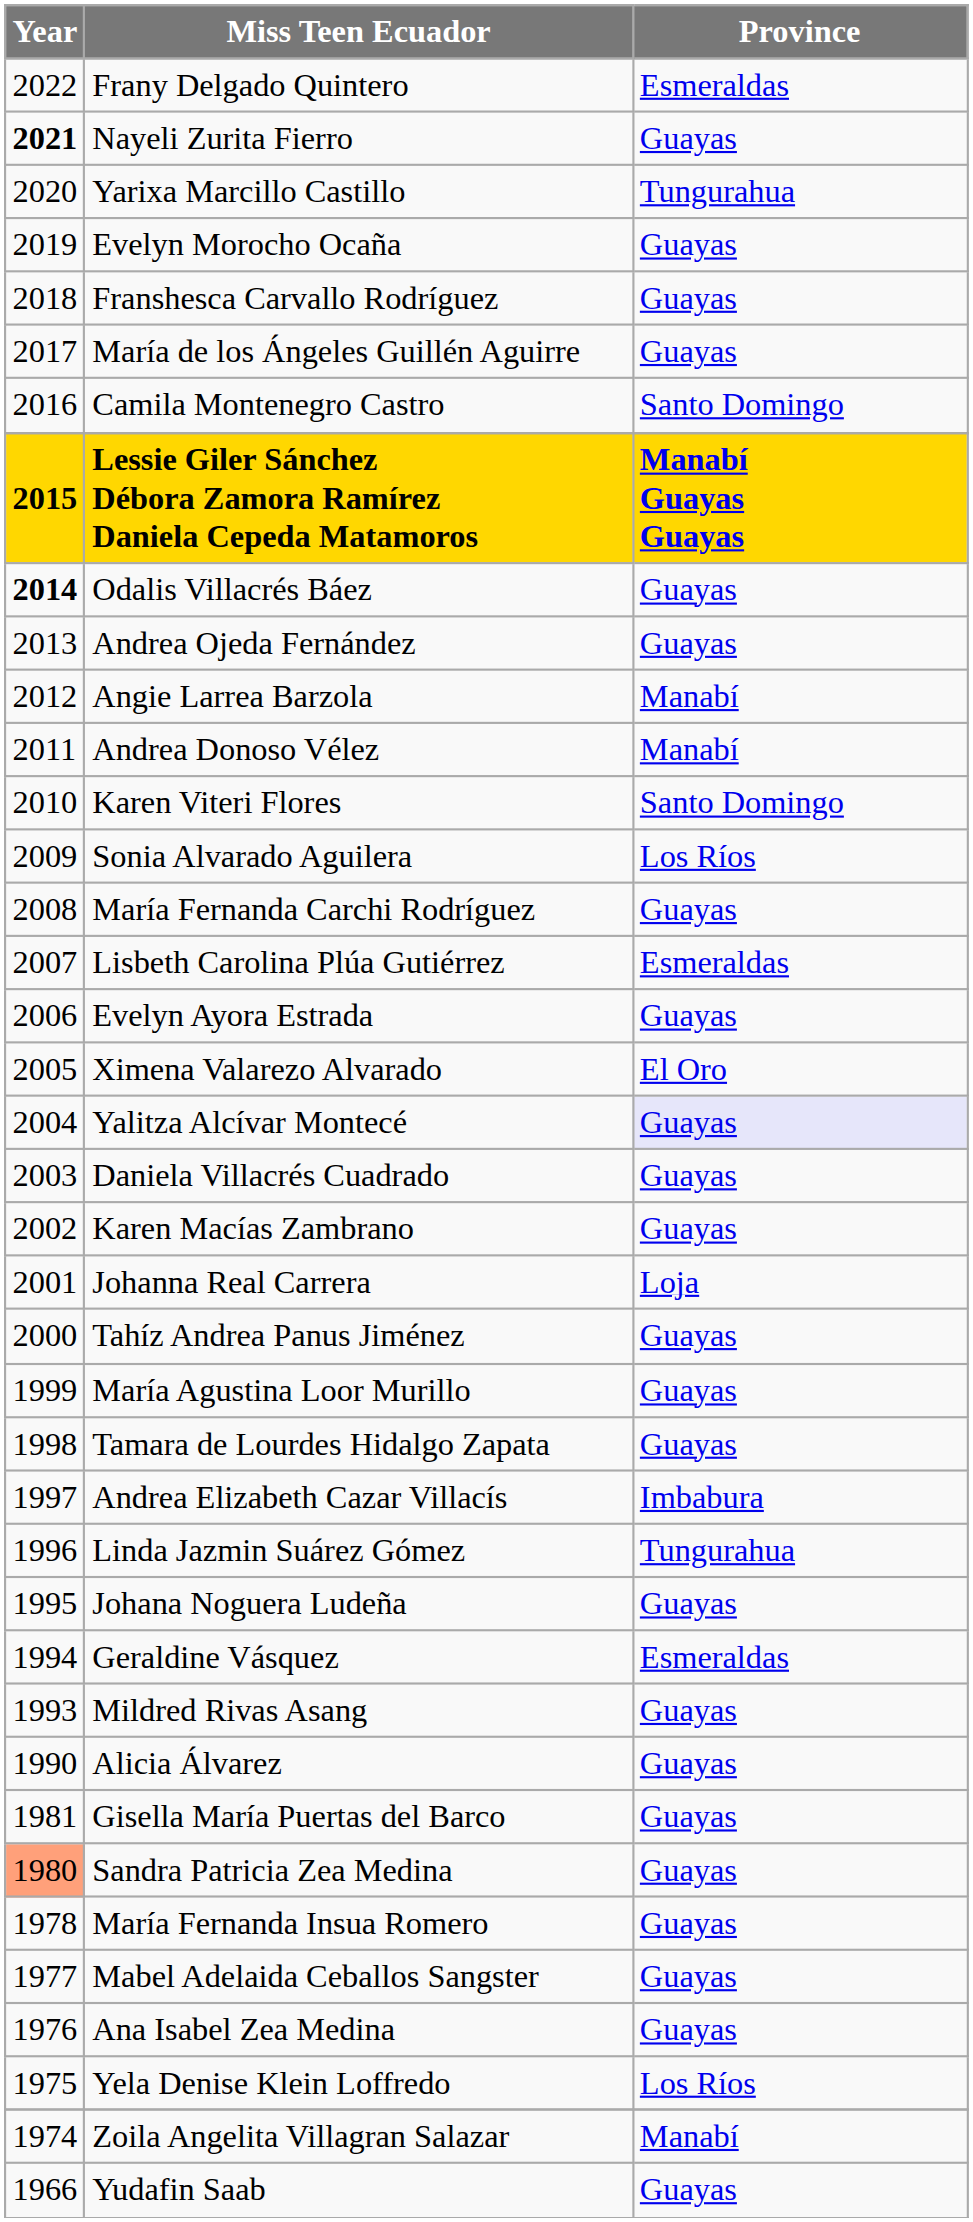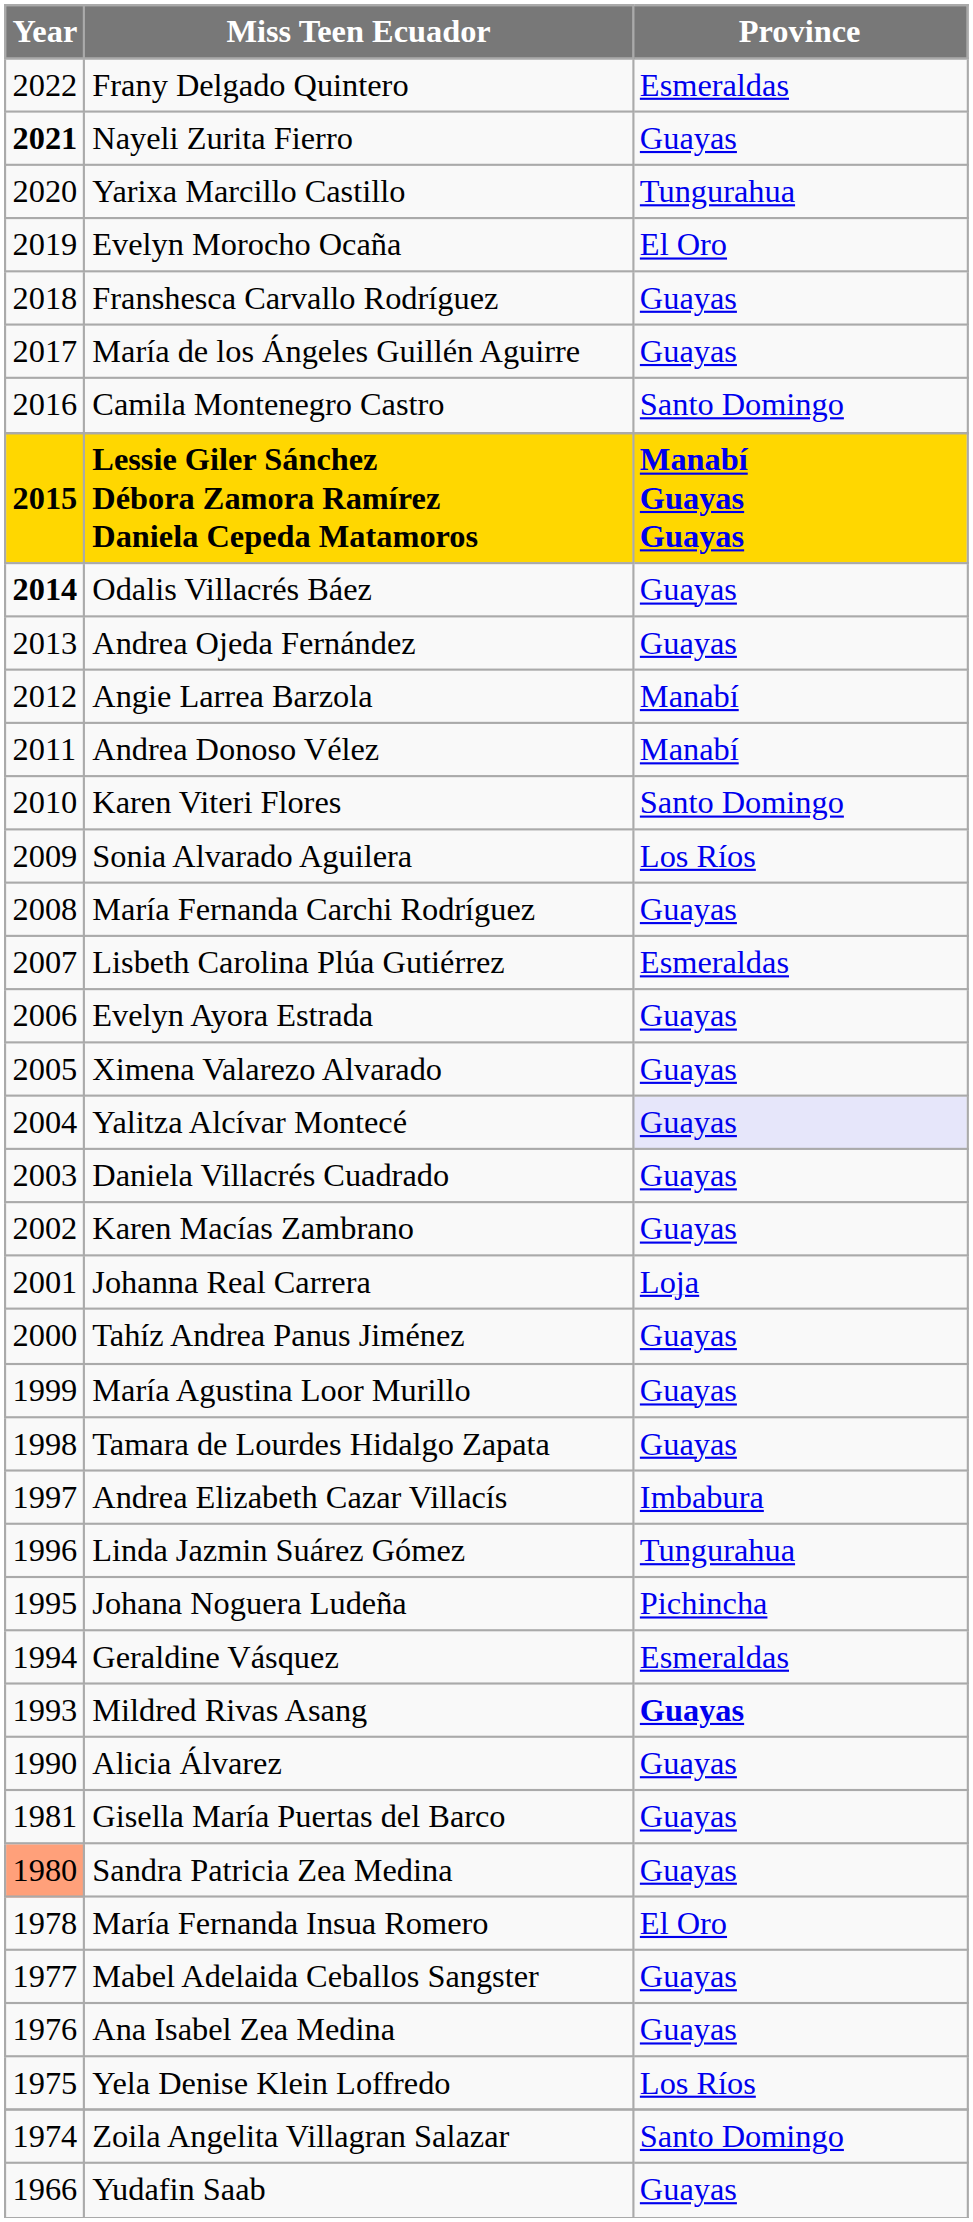(688, 244) Guayas -> (683, 244) El Oro
(683, 1068) El Oro -> (688, 1068) Guayas
(688, 1602) Guayas -> (704, 1602) Pichincha
(688, 1709) normal -> (692, 1709) bold
(688, 1923) Guayas -> (683, 1923) El Oro
(689, 2136) Manabí -> (742, 2136) Santo Domingo
